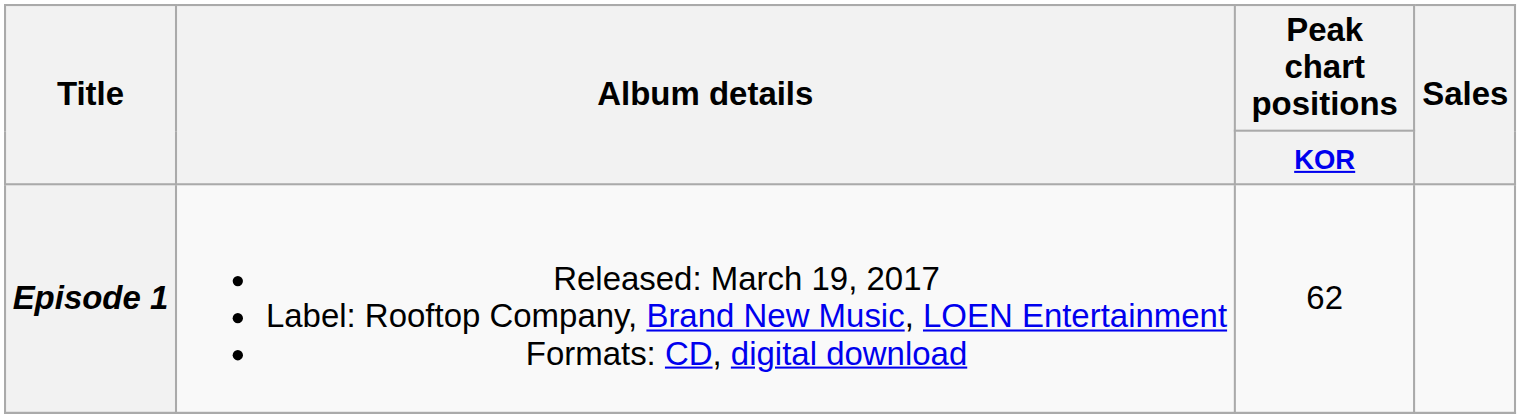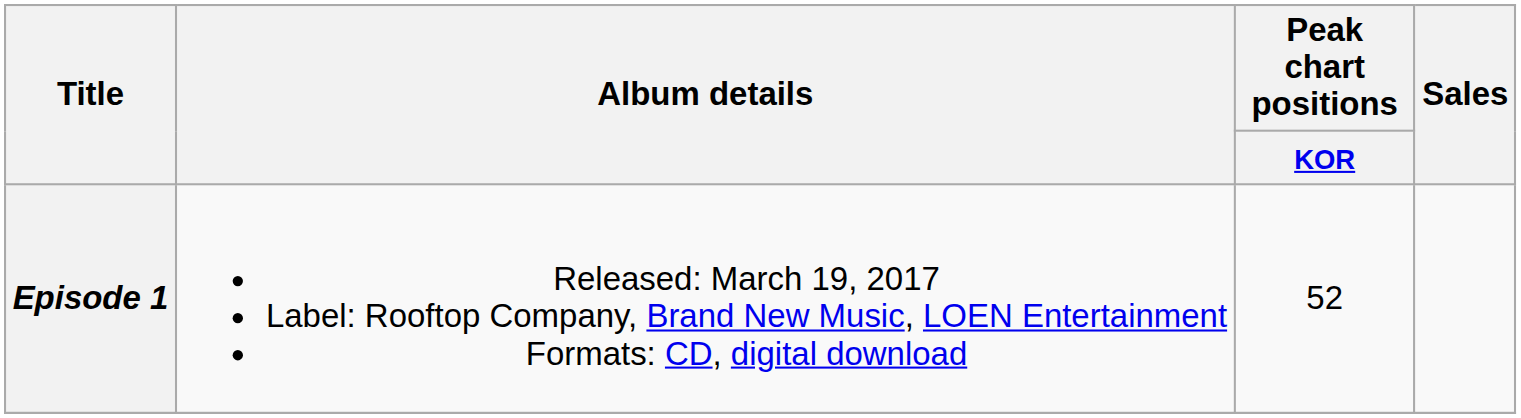(1325, 297) 62 -> (1325, 297) 52
